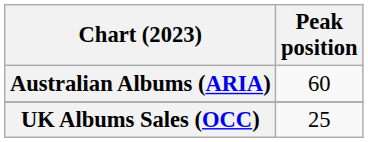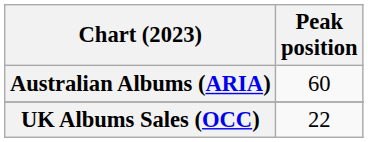(319, 119) 25 -> (319, 119) 22
